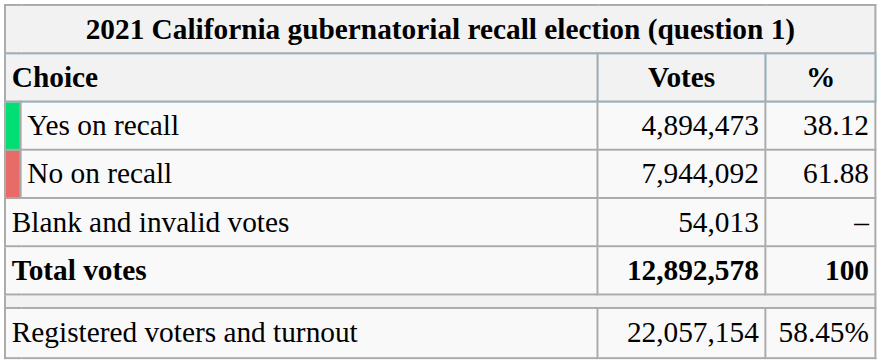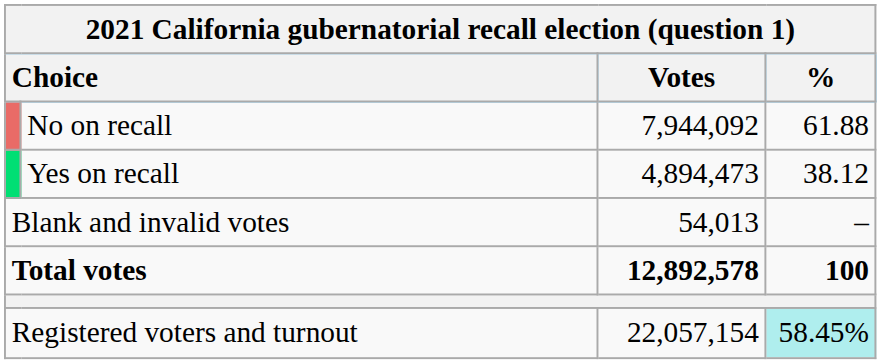rows swapped: (100, 173) <-> (103, 125)
(824, 332) no background -> (824, 332) paleturquoise background
